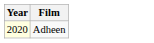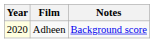+ column: (109, 12)
